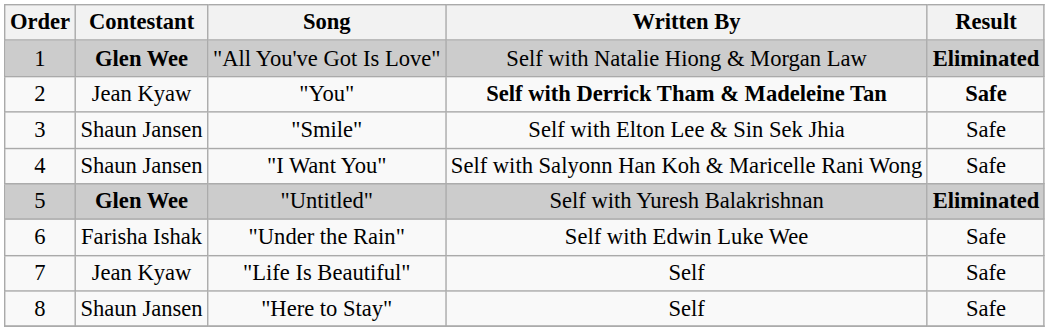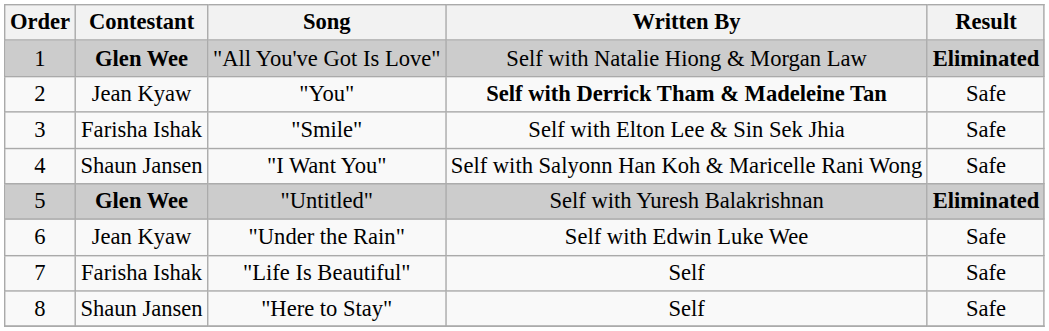(986, 93) bold -> (986, 93) normal
(142, 129) Shaun Jansen -> (142, 129) Farisha Ishak
(142, 237) Farisha Ishak -> (142, 237) Jean Kyaw
(142, 272) Jean Kyaw -> (142, 272) Farisha Ishak
